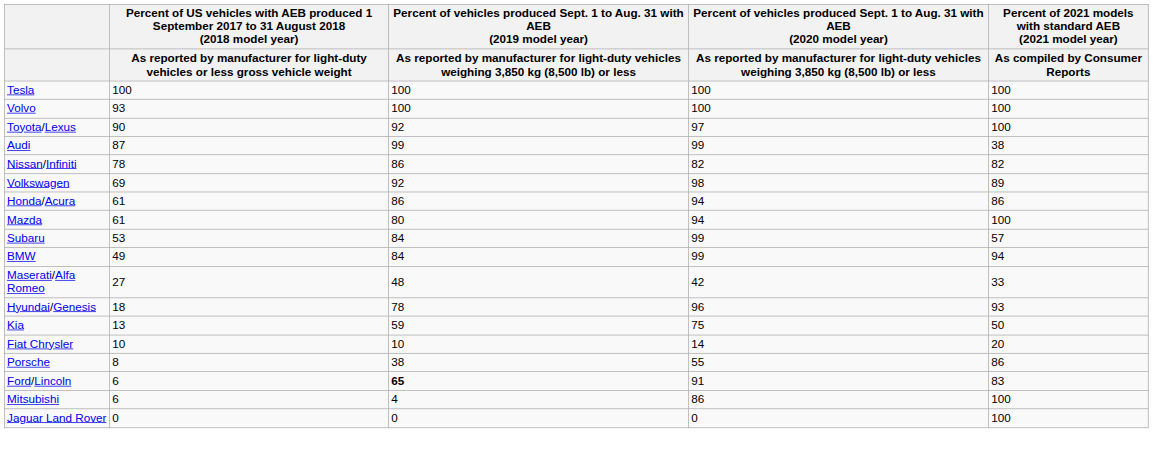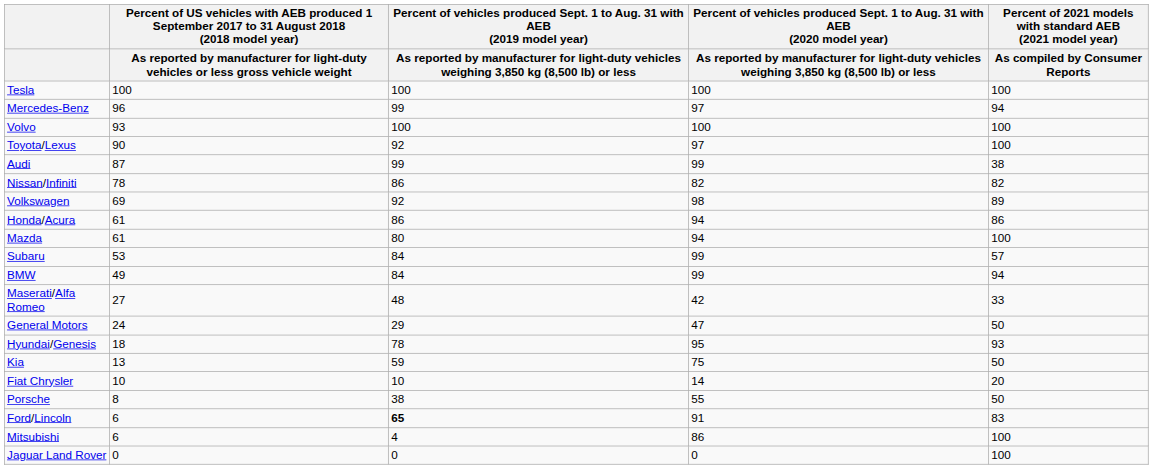+ row: (48, 108)
+ row: (47, 325)
(698, 307) 96 -> (698, 344) 95
(998, 362) 86 -> (998, 399) 50
